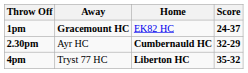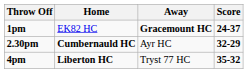columns swapped: (173, 12) <-> (93, 12)
